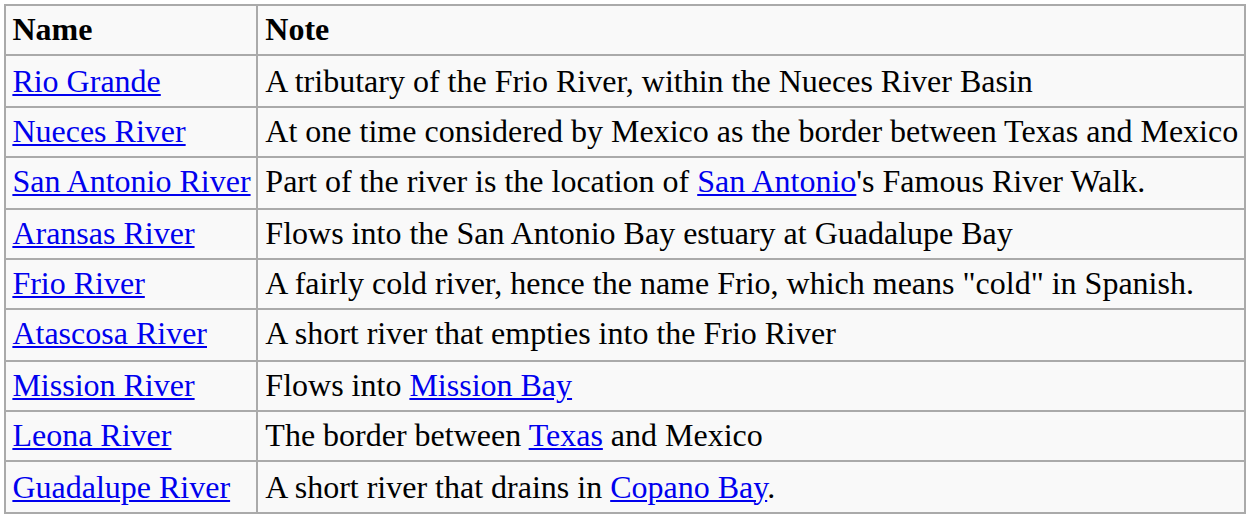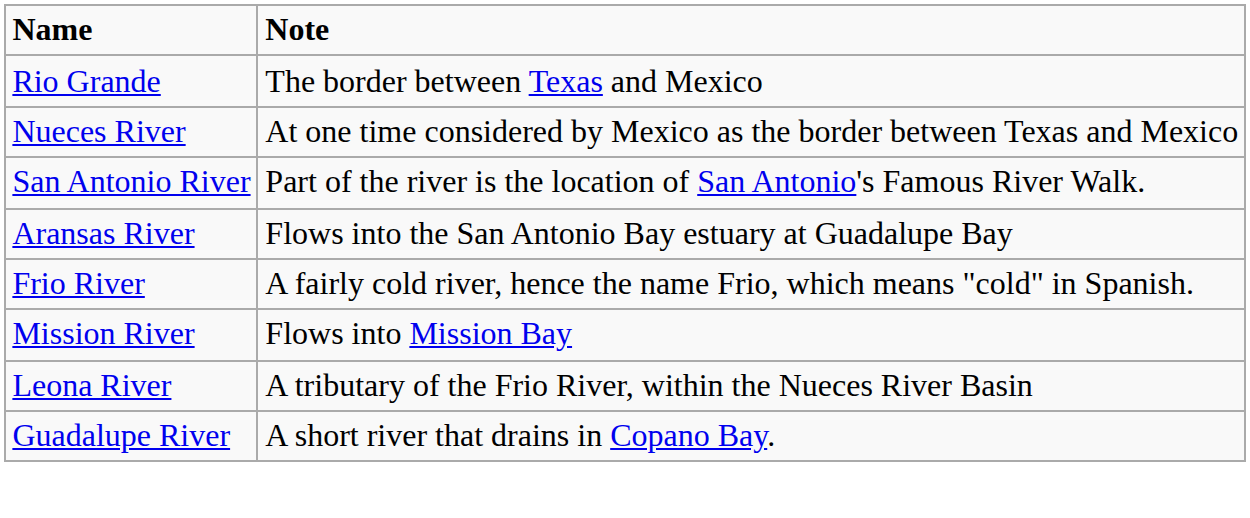(649, 80) A tributary of the Frio River, within the Nueces River Basin -> (514, 80) The border between Texas and Mexico
- row: (110, 334)
(514, 435) The border between Texas and Mexico -> (649, 385) A tributary of the Frio River, within the Nueces River Basin
